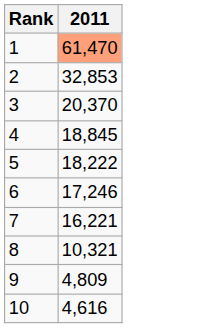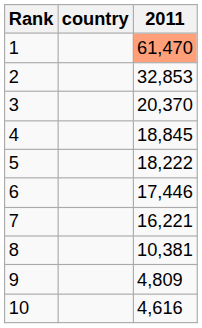+ column: (95, 18)
(90, 192) 17,246 -> (165, 192) 17,446
(90, 250) 10,321 -> (165, 250) 10,381
